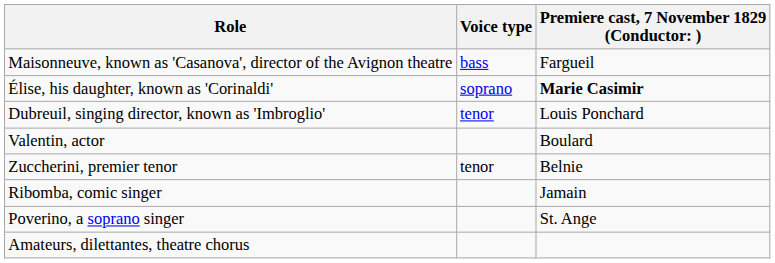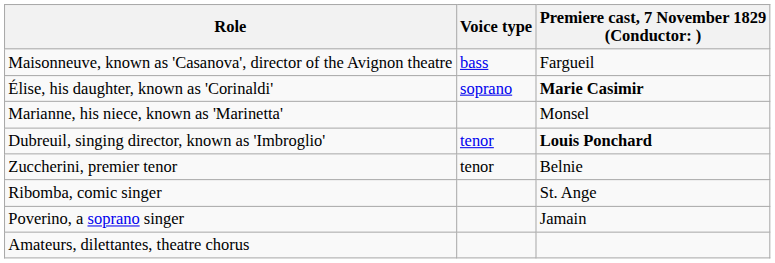+ row: (146, 114)
(592, 114) normal -> (596, 140) bold
- row: (56, 140)
(563, 192) Jamain -> (568, 192) St. Ange
(568, 219) St. Ange -> (563, 219) Jamain
